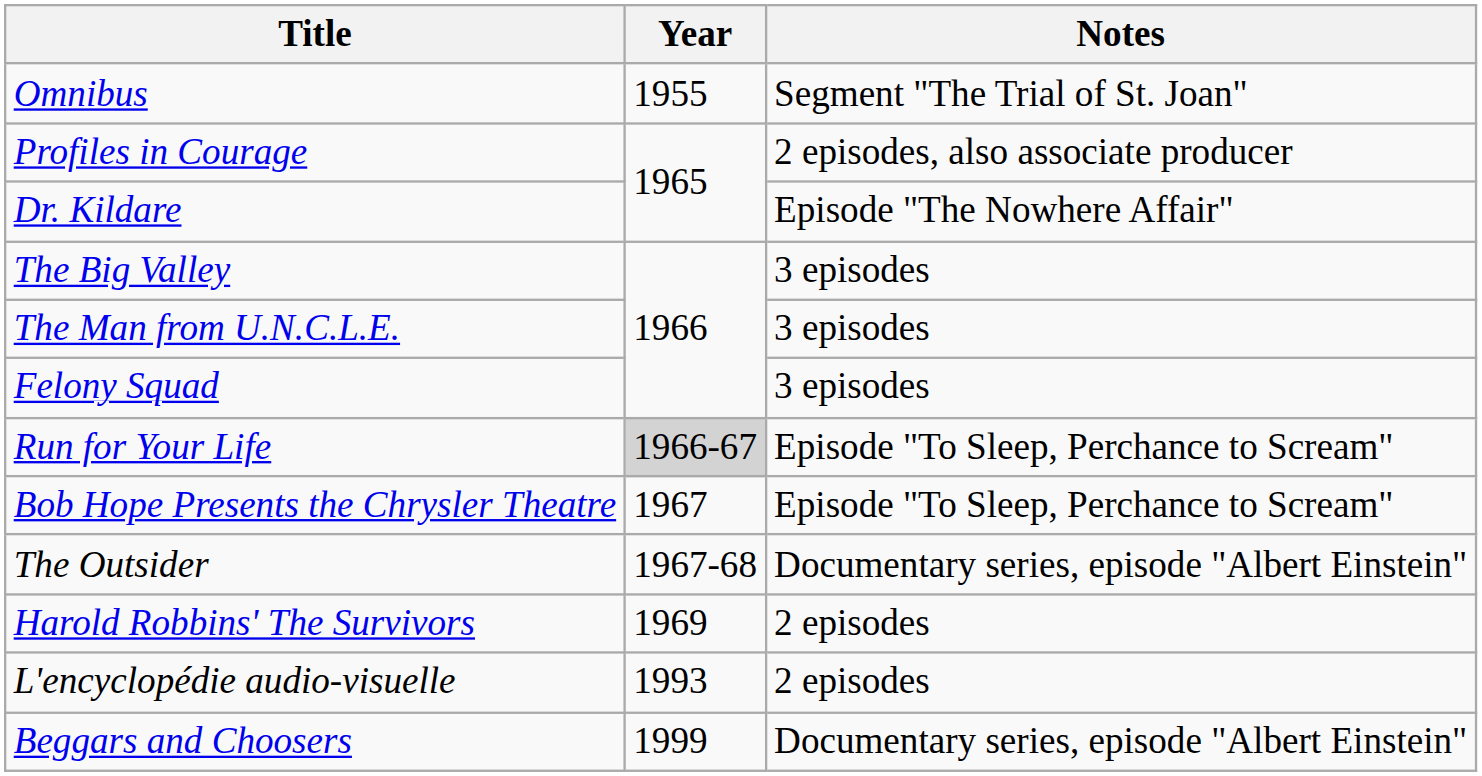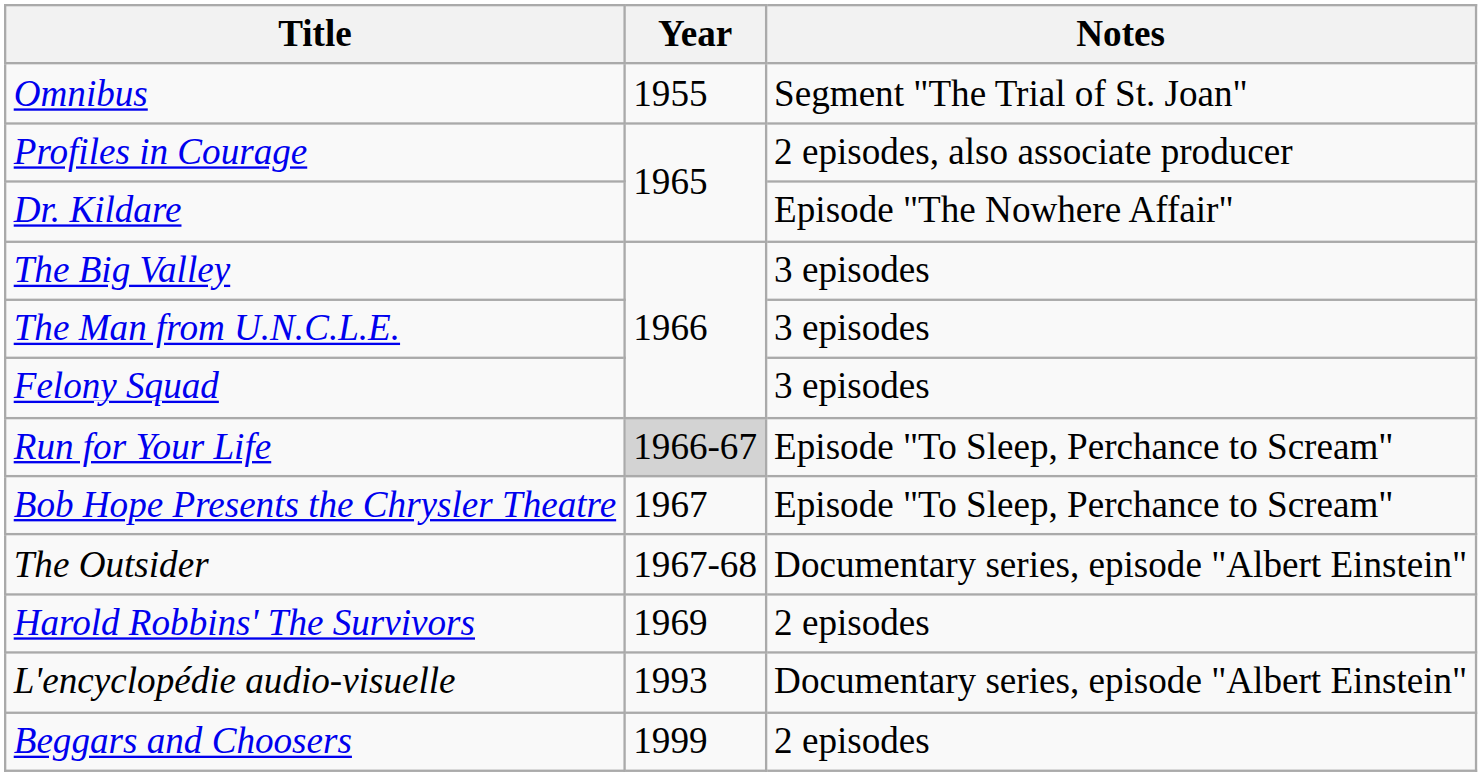(852, 681) 2 episodes -> (1121, 681) Documentary series, episode "Albert Einstein"
(1121, 740) Documentary series, episode "Albert Einstein" -> (852, 740) 2 episodes
